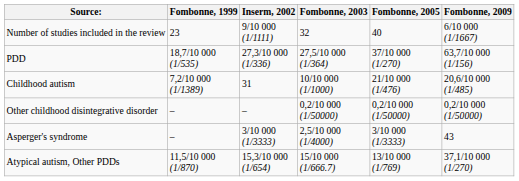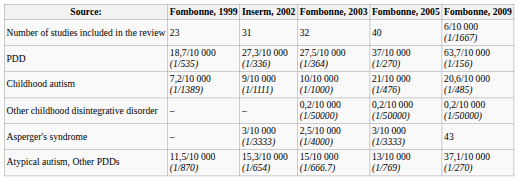(259, 32) 9/10 000 (1/1111) -> (247, 32) 31
(247, 84) 31 -> (259, 84) 9/10 000 (1/1111)
